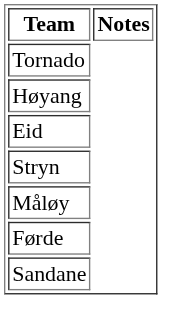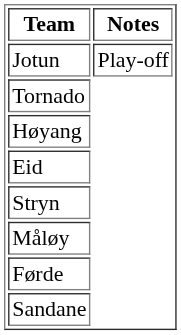+ row: (36, 59)
